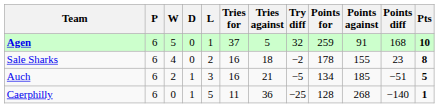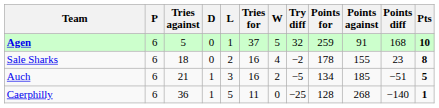columns swapped: (173, 19) <-> (267, 19)
